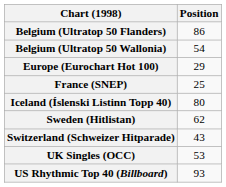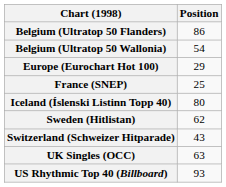(199, 155) 53 -> (199, 155) 63
